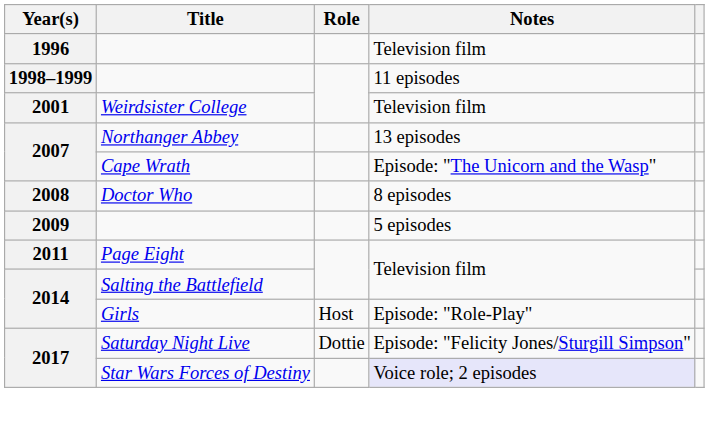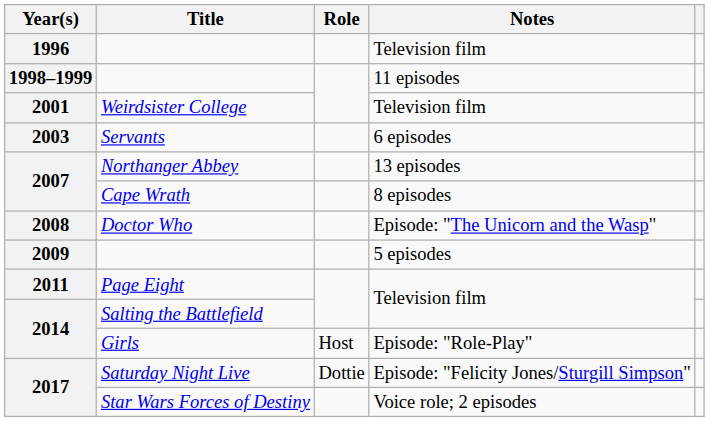+ row: (51, 136)
(515, 166) Episode: "The Unicorn and the Wasp" -> (412, 195) 8 episodes
(412, 195) 8 episodes -> (515, 225) Episode: "The Unicorn and the Wasp"
(455, 372) lavender background -> (455, 401) no background
